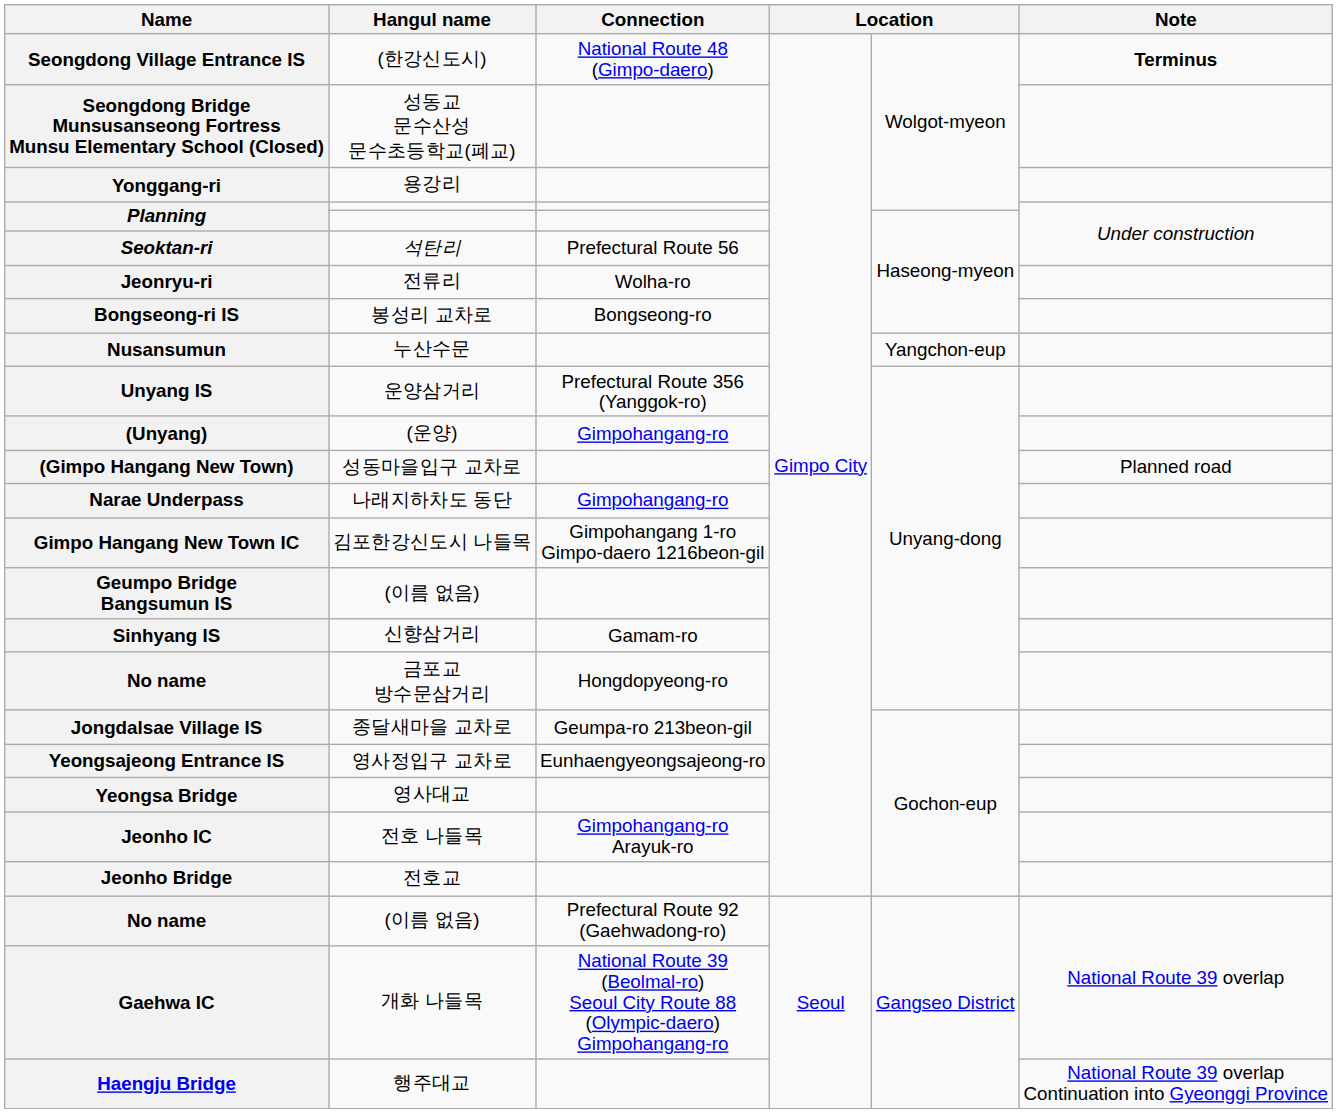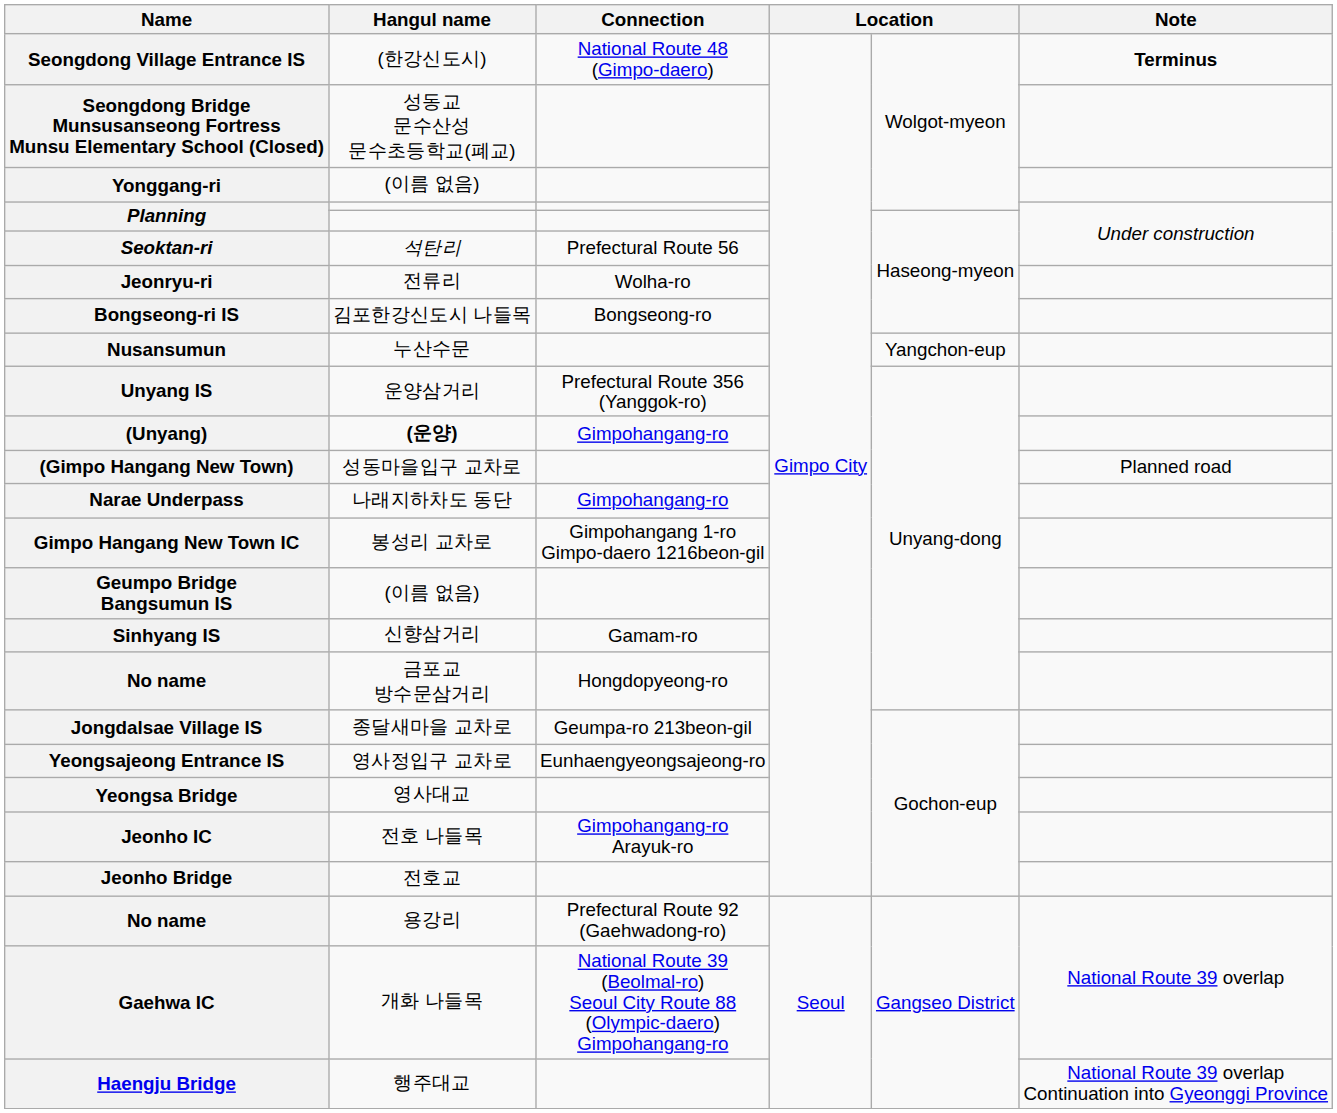(432, 184) 용강리 -> (432, 184) (이름 없음)
(432, 314) 봉성리 교차로 -> (432, 314) 김포한강신도시 나들목
(432, 432) normal -> (432, 432) bold
(432, 542) 김포한강신도시 나들목 -> (432, 542) 봉성리 교차로
(432, 920) (이름 없음) -> (432, 920) 용강리
